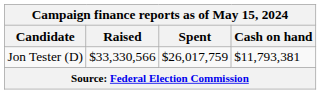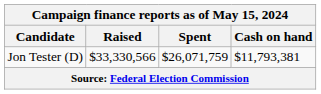(195, 57) $26,017,759 -> (195, 57) $26,071,759
